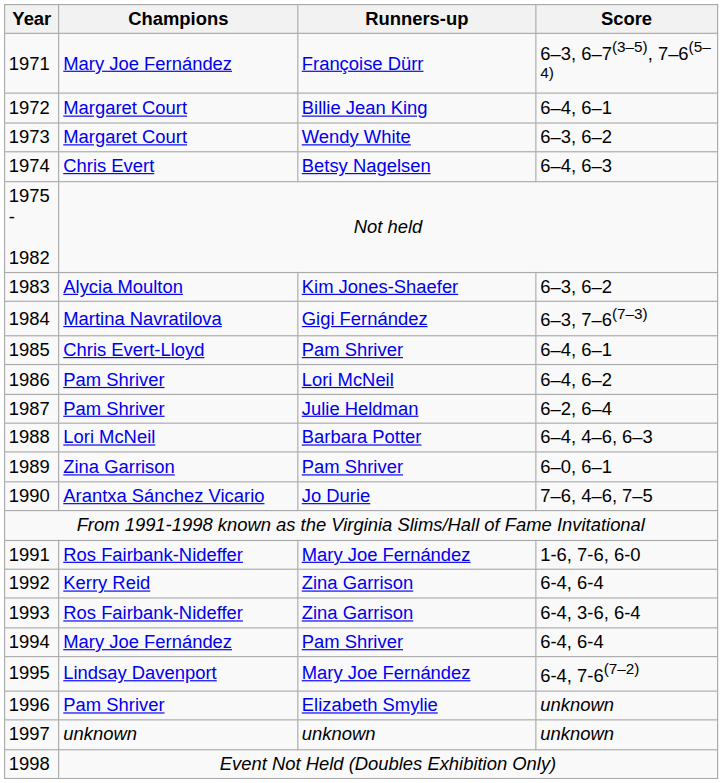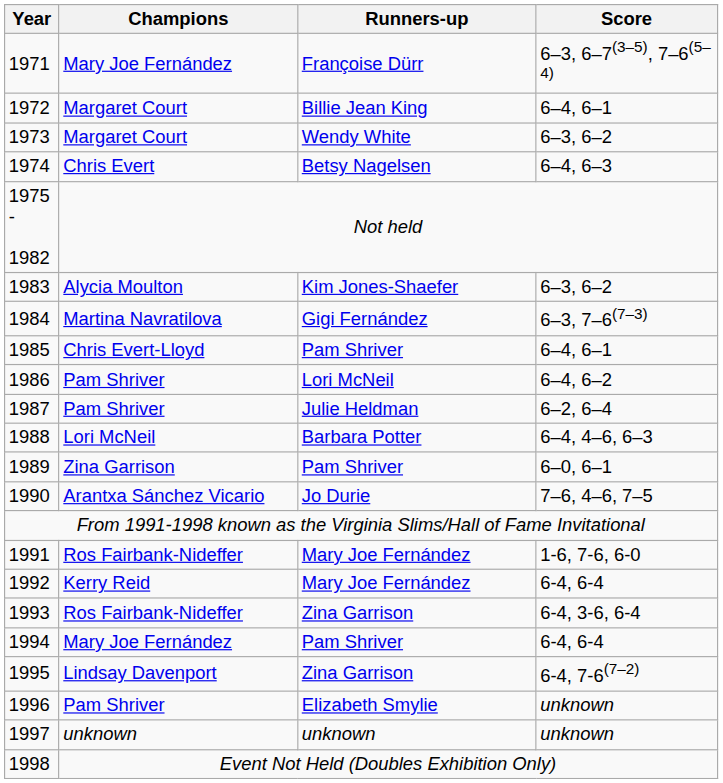(358, 583) Zina Garrison -> (386, 583) Mary Joe Fernández
(386, 673) Mary Joe Fernández -> (358, 673) Zina Garrison
